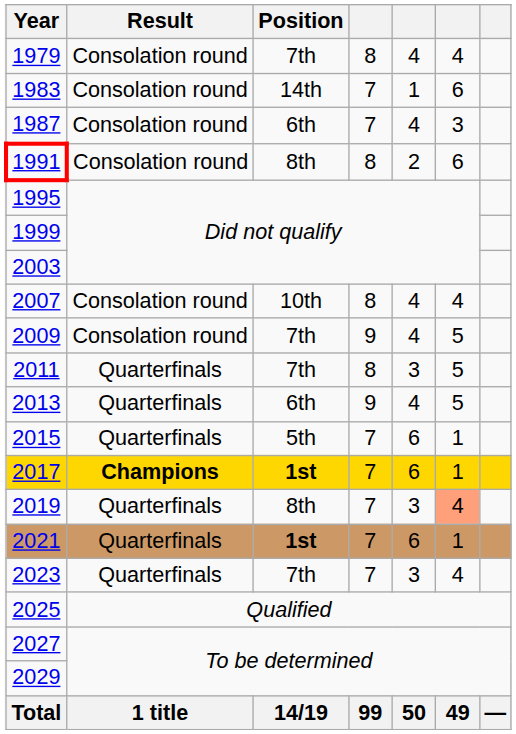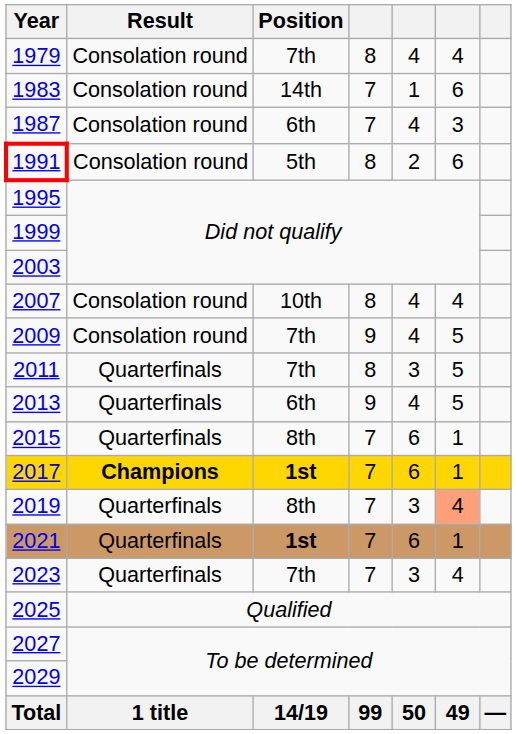(301, 161) 8th -> (301, 161) 5th
(301, 438) 5th -> (301, 438) 8th
